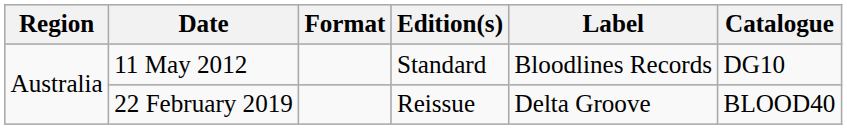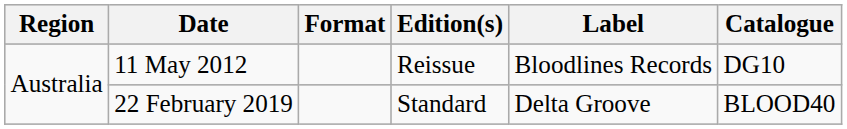(442, 64) Standard -> (436, 64) Reissue
(436, 104) Reissue -> (442, 104) Standard
